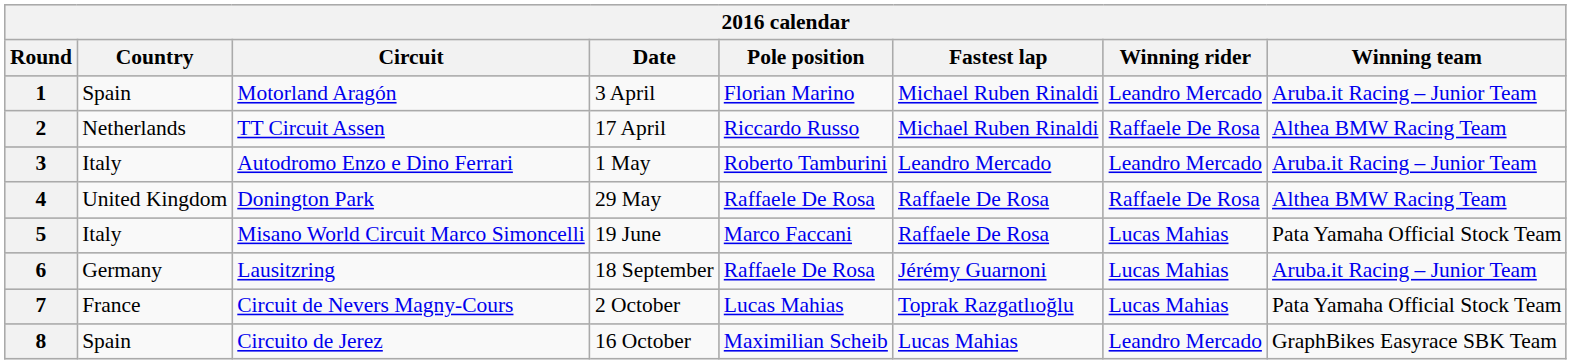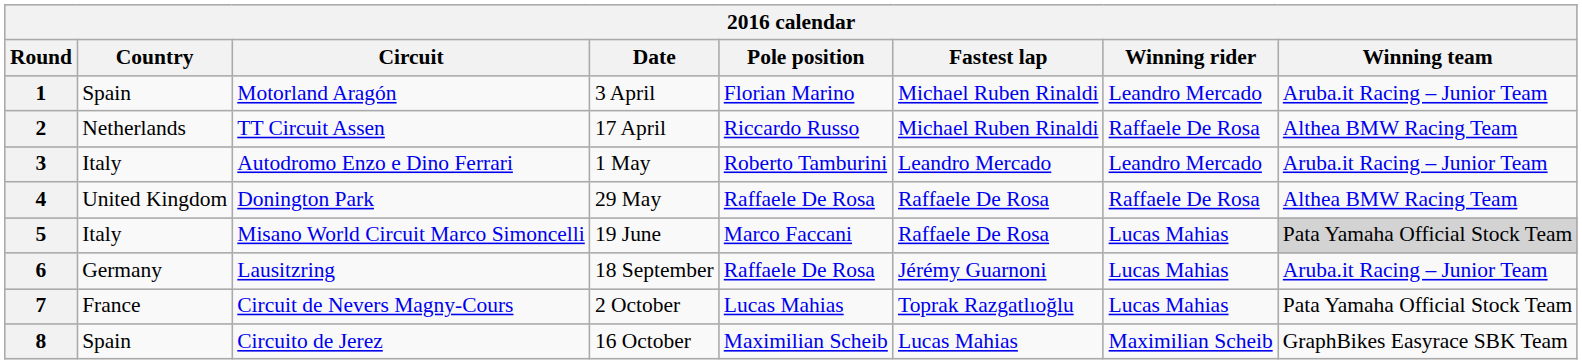(1417, 234) no background -> (1428, 234) lightgrey background
(1185, 340) Leandro Mercado -> (1191, 340) Maximilian Scheib
